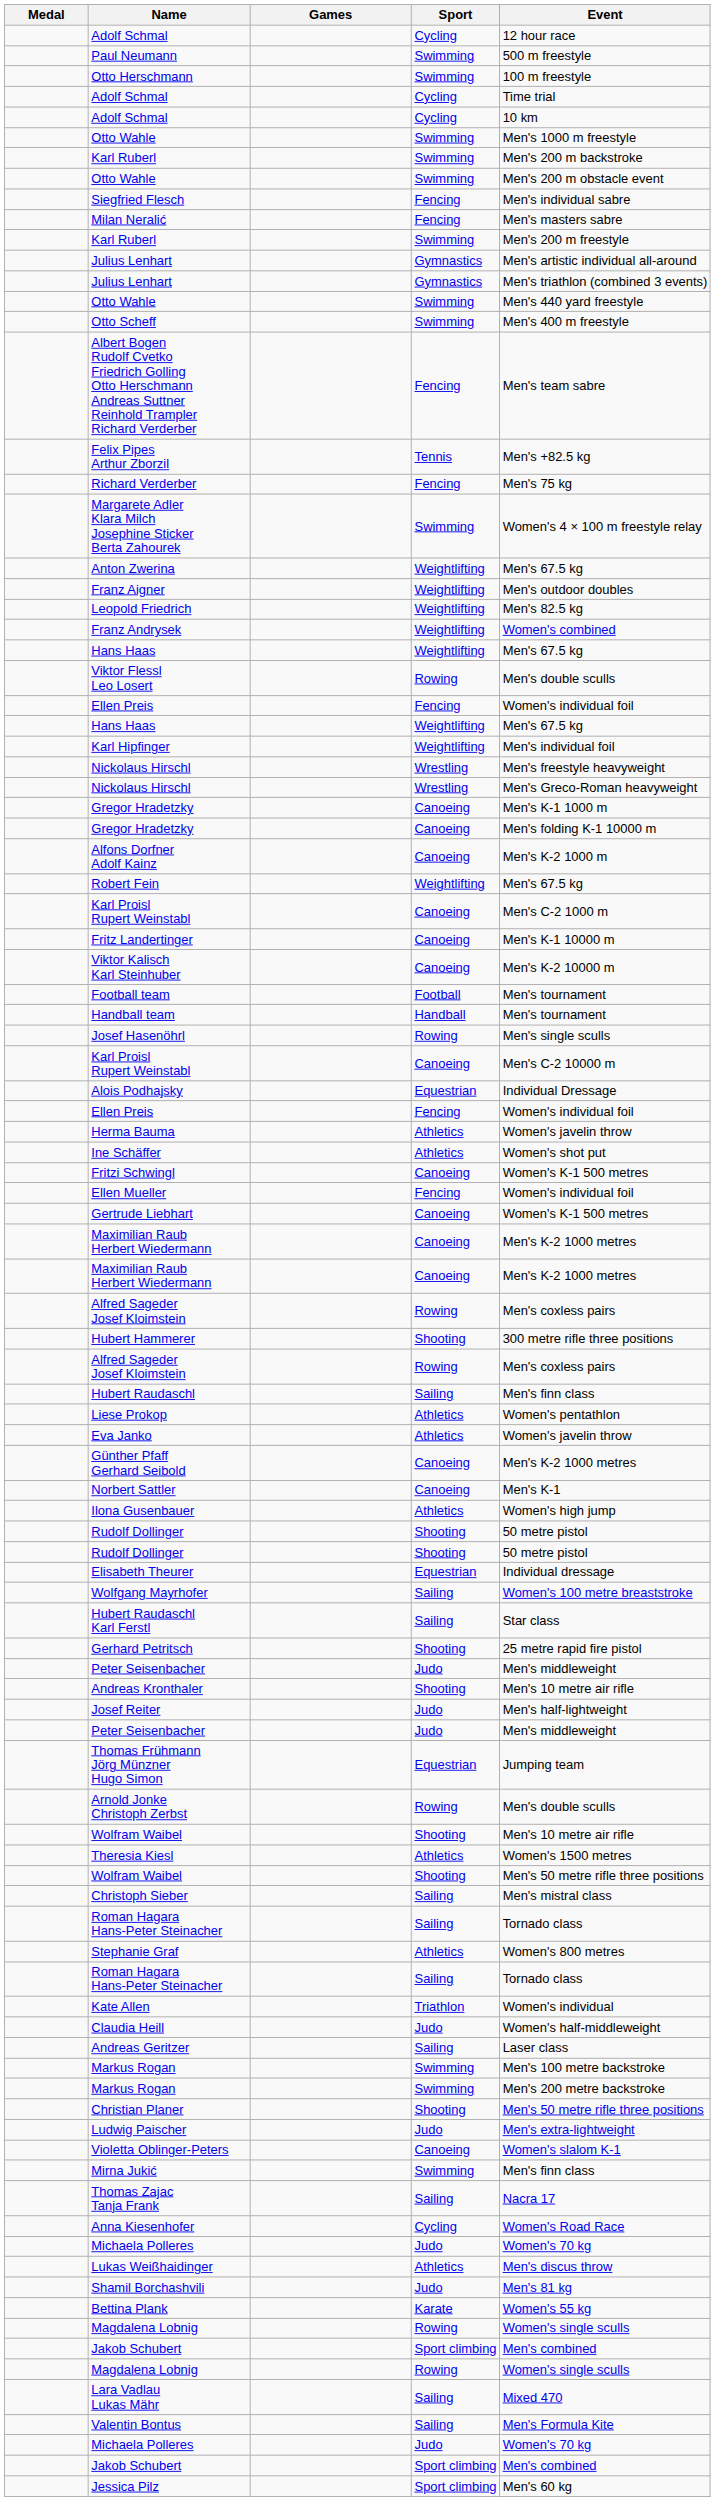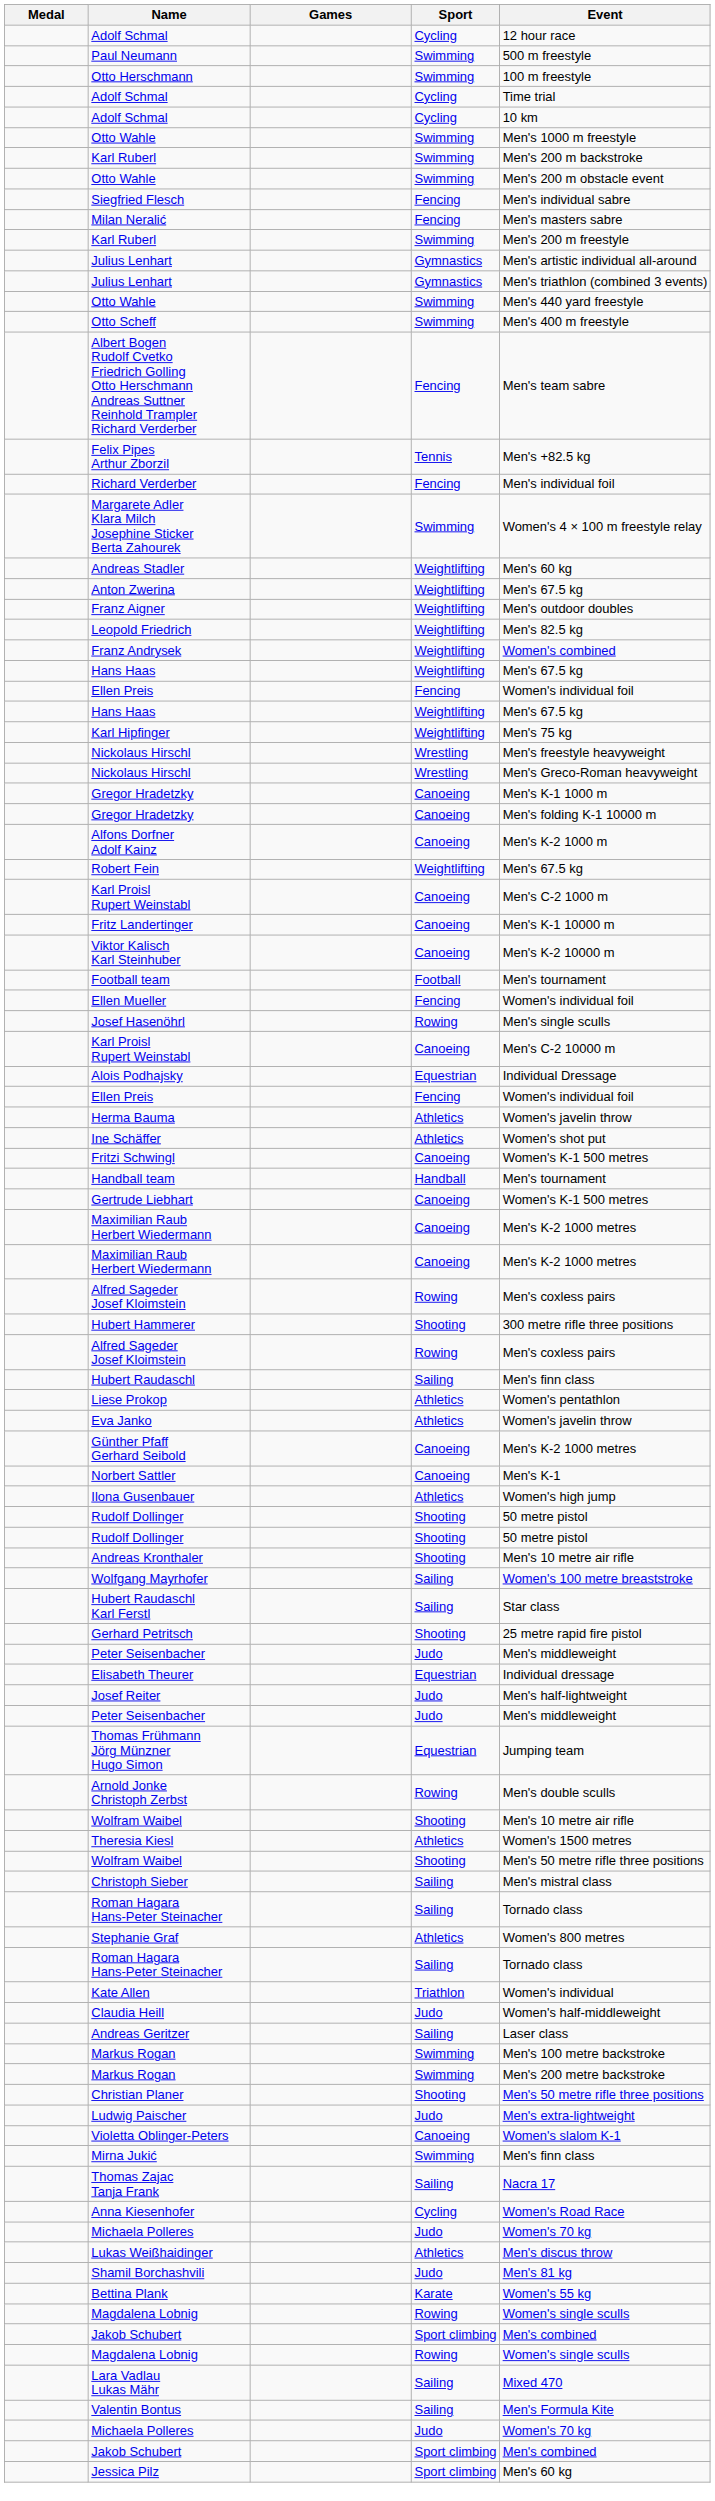(537, 484) Men's 75 kg -> (559, 484) Men's individual foil
+ row: (138, 569)
- row: (126, 678)
(559, 747) Men's individual foil -> (537, 732) Men's 75 kg
rows swapped: (133, 1015) <-> (129, 1193)
rows swapped: (142, 1573) <-> (147, 1689)
